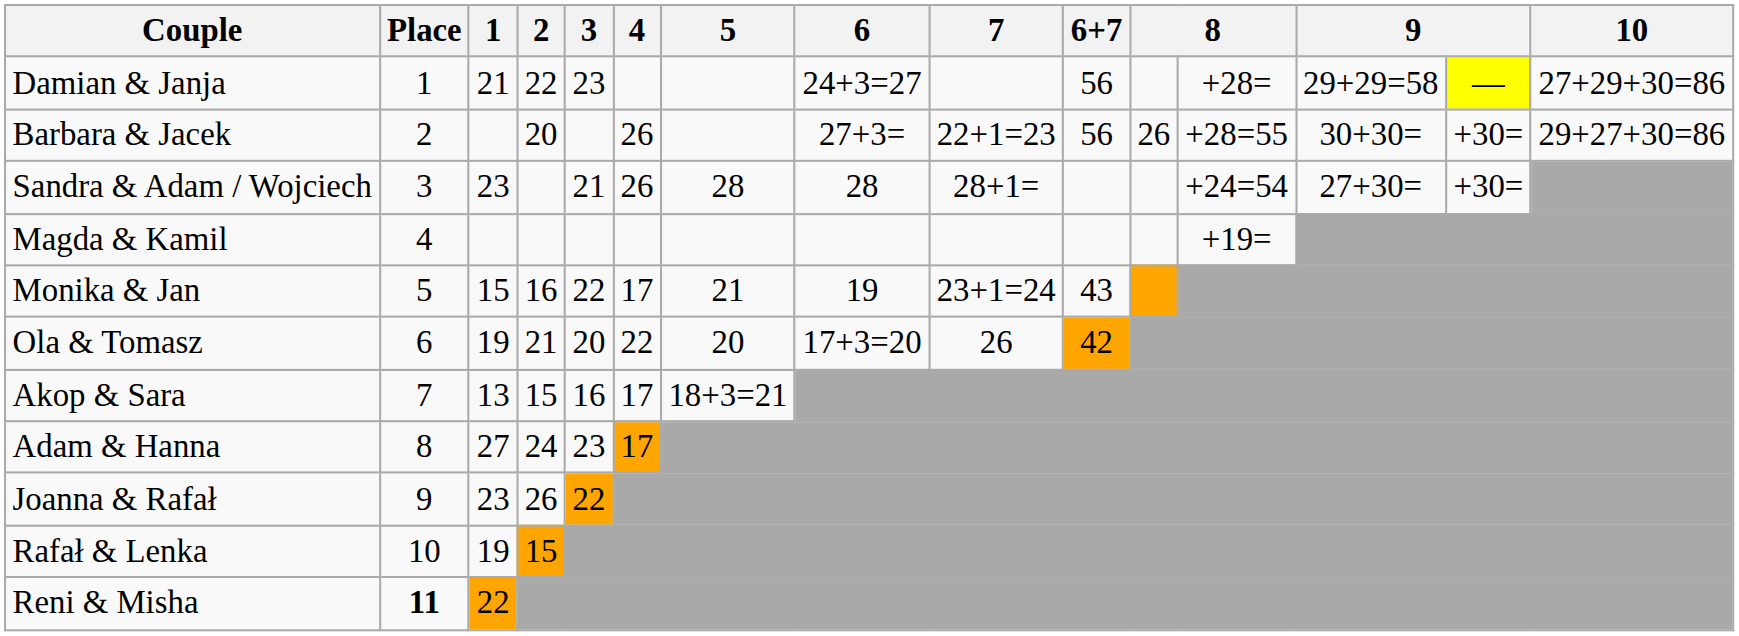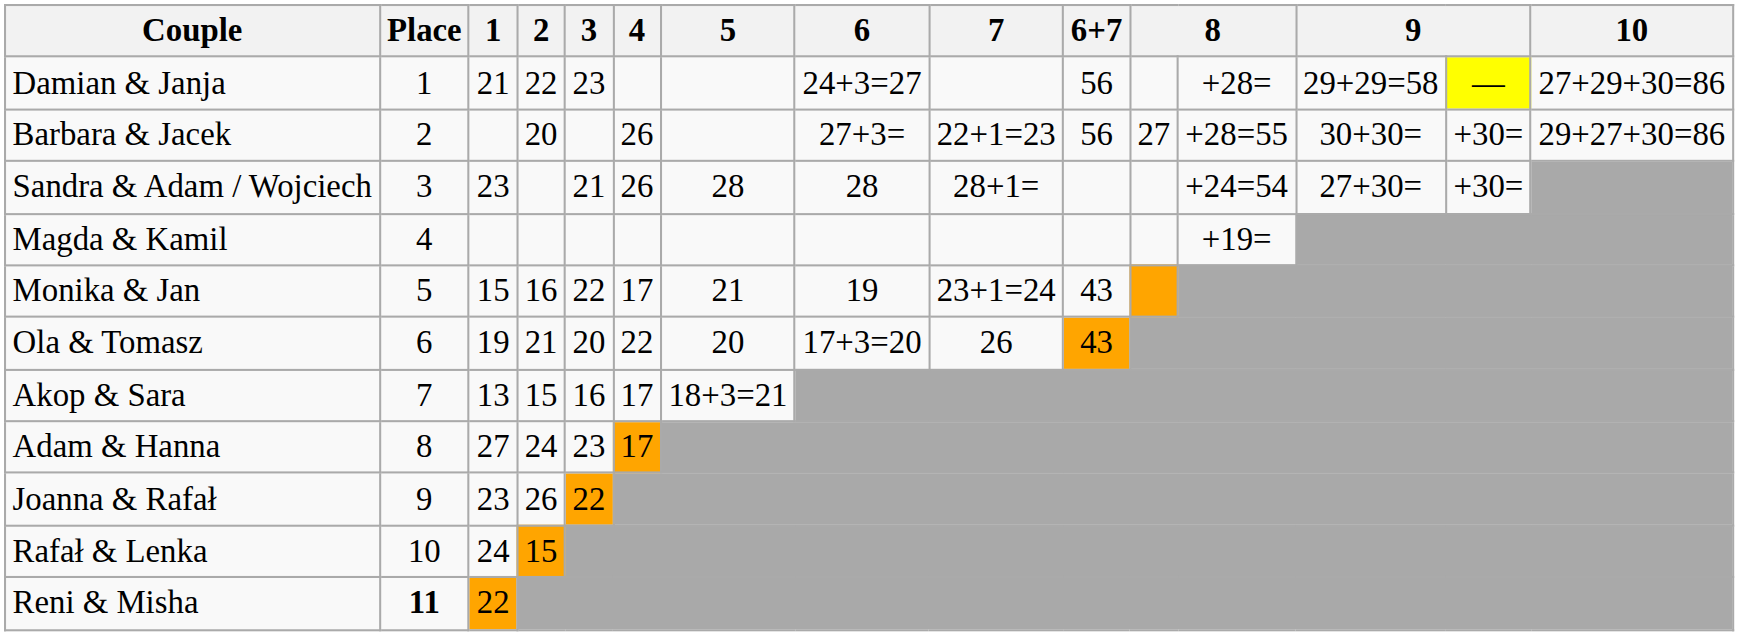(1154, 134) 26 -> (1154, 134) 27
(1097, 342) 42 -> (1097, 342) 43
(493, 550) 19 -> (493, 550) 24
